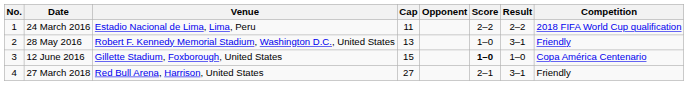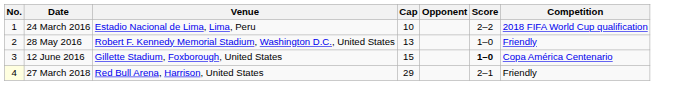- column: (517, 12)
(408, 27) 11 -> (408, 27) 10
(14, 73) no background -> (14, 73) lightyellow background
(408, 73) 27 -> (408, 73) 29
